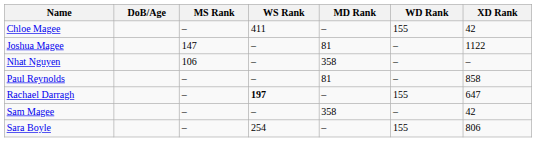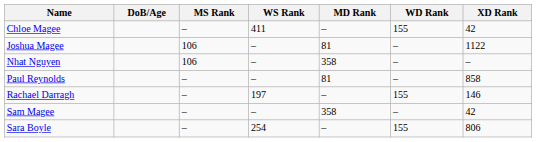(189, 46) 147 -> (189, 46) 106
(259, 95) bold -> (259, 95) normal
(473, 95) 647 -> (473, 95) 146
